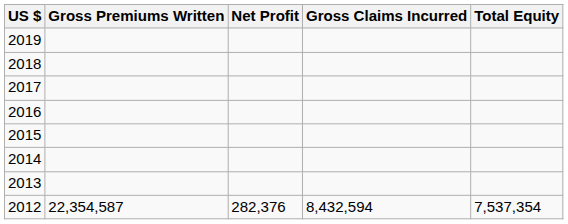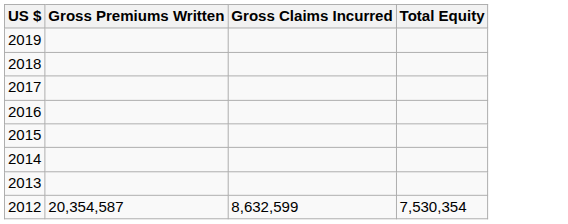- column: (265, 16)
(86, 207) 22,354,587 -> (86, 207) 20,354,587
(339, 207) 8,432,594 -> (265, 207) 8,632,599
(508, 207) 7,537,354 -> (433, 207) 7,530,354
